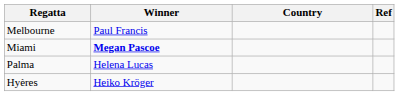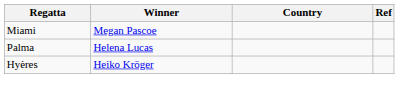- row: (31, 30)
(127, 47) bold -> (125, 30) normal
